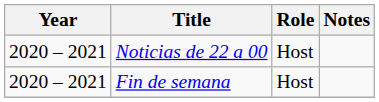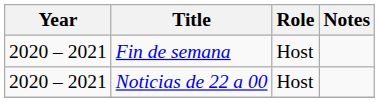rows swapped: (192, 50) <-> (173, 81)
